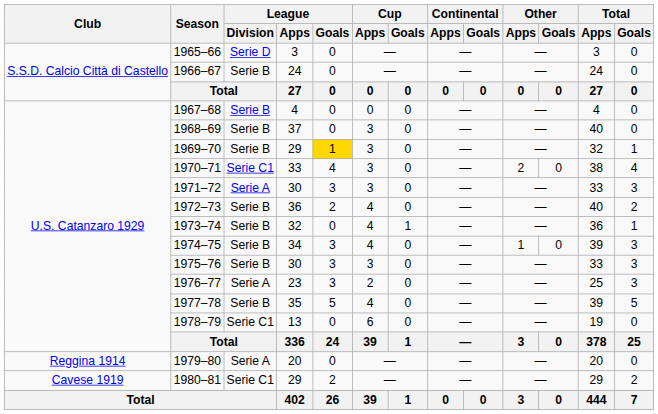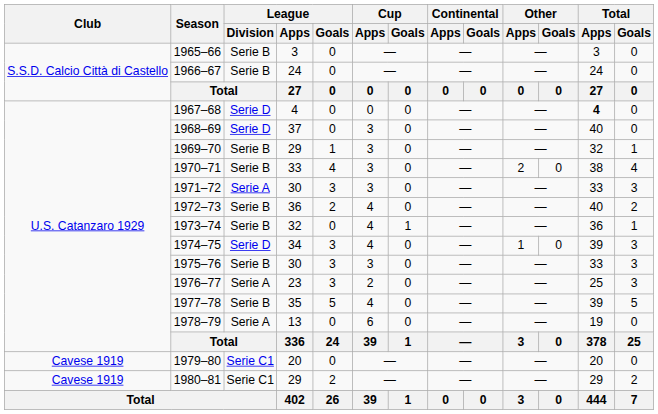(250, 52) Serie D -> (250, 52) Serie B
(250, 110) Serie B -> (250, 110) Serie D
(596, 110) normal -> (596, 110) bold
(250, 129) Serie B -> (250, 129) Serie D
(332, 149) gold background -> (332, 149) no background
(250, 168) Serie C1 -> (250, 168) Serie B
(250, 245) Serie B -> (250, 245) Serie D
(250, 322) Serie C1 -> (250, 322) Serie A
(88, 361) Reggina 1914 -> (88, 361) Cavese 1919
(250, 361) Serie A -> (250, 361) Serie C1
